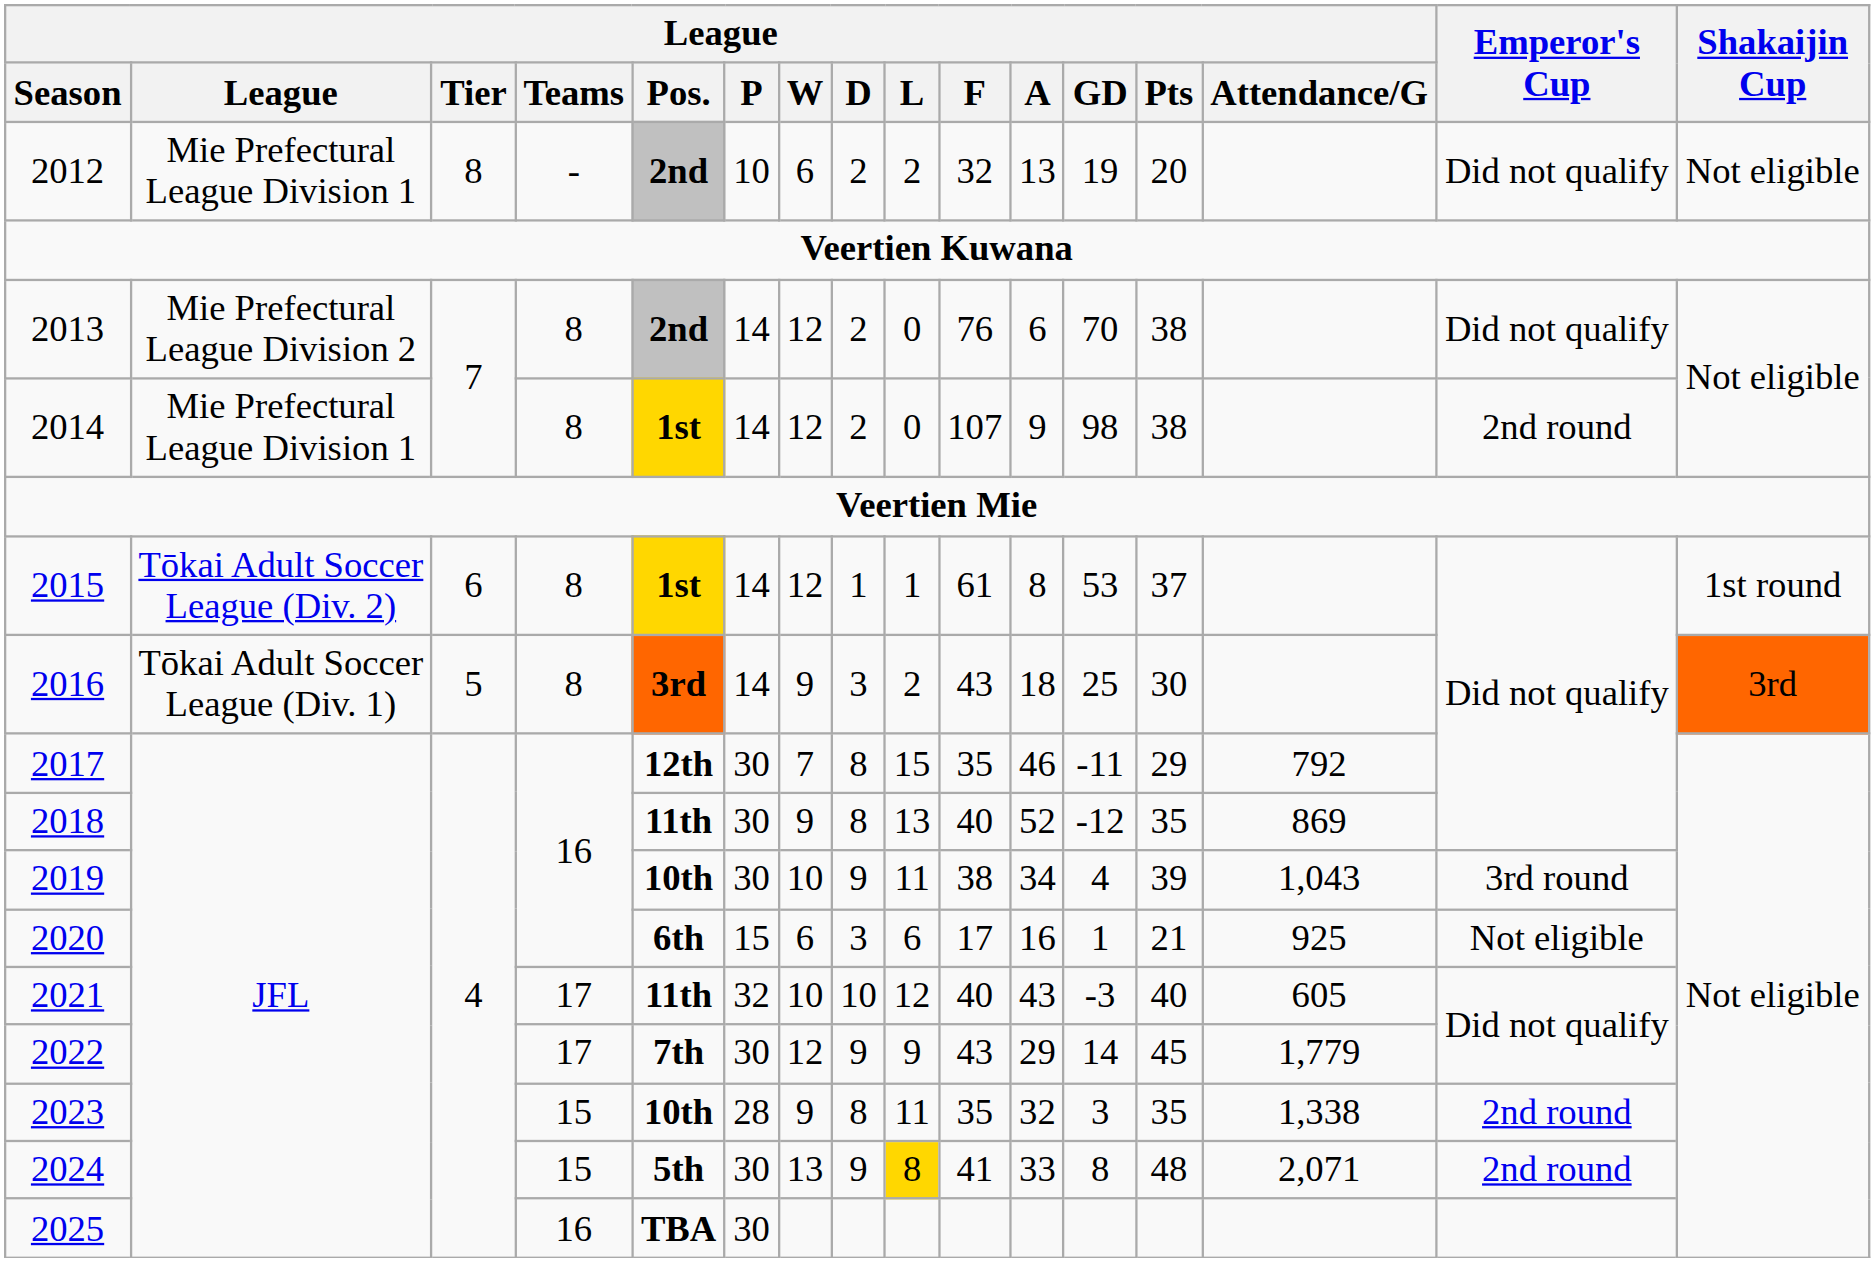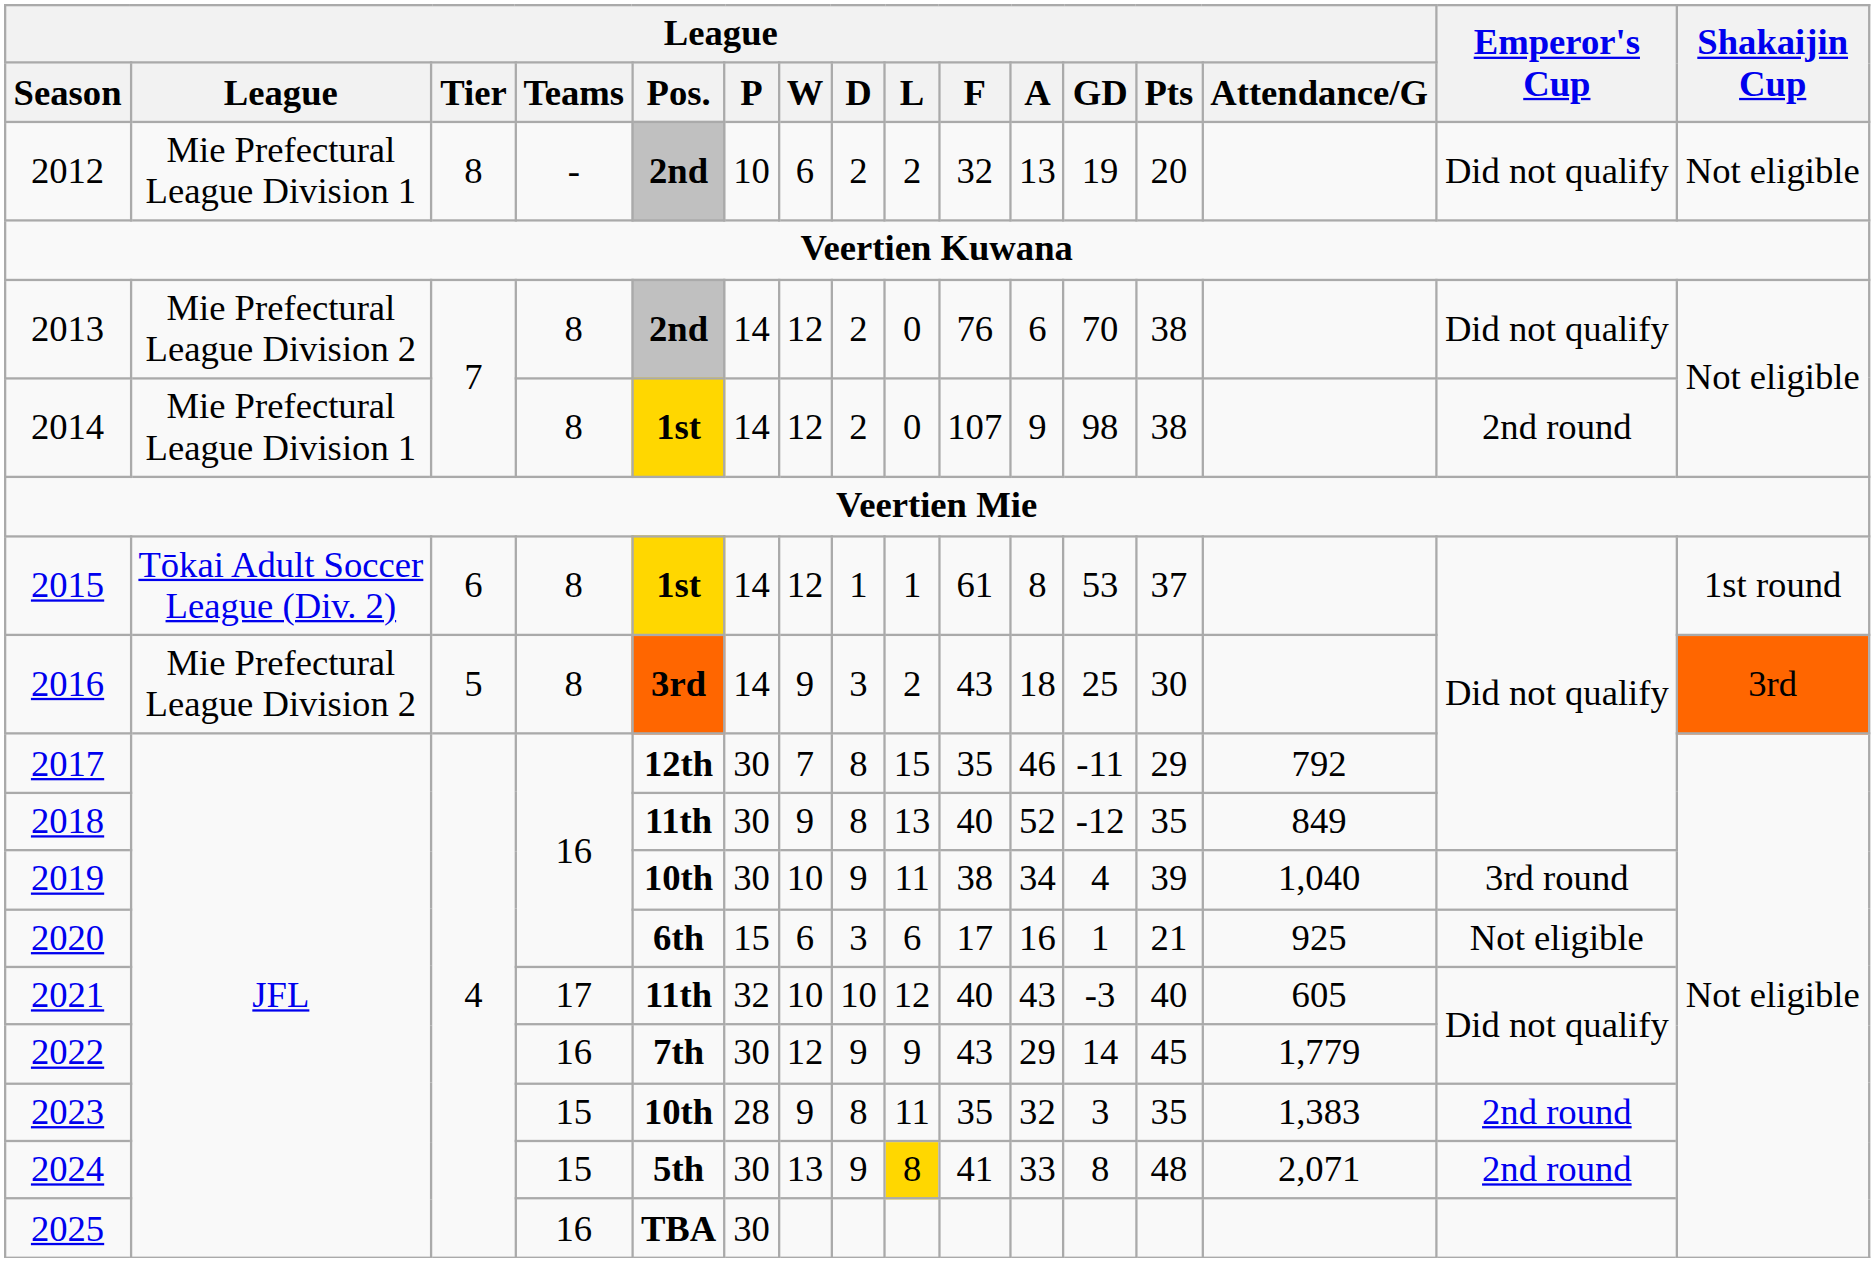(281, 683) Tōkai Adult Soccer League (Div. 1) -> (281, 683) Mie Prefectural League Division 2
(1319, 820) 869 -> (1319, 820) 849
(1319, 878) 1,043 -> (1319, 878) 1,040
(574, 1053) 17 -> (574, 1053) 16
(1319, 1111) 1,338 -> (1319, 1111) 1,383
